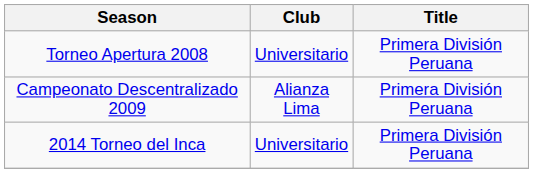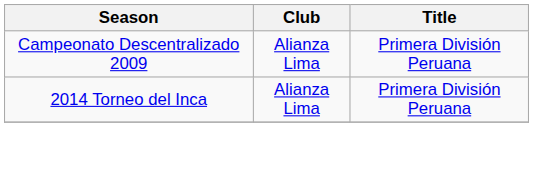- row: (127, 53)
(301, 145) Universitario -> (302, 99) Alianza Lima
